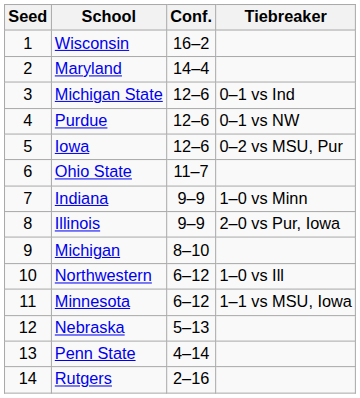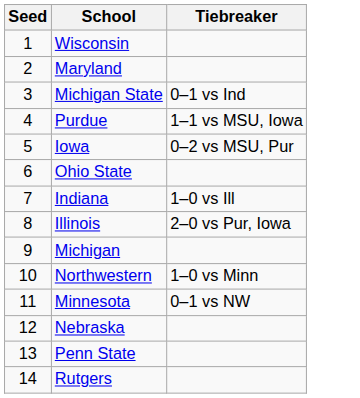- column: (191, 17)
(259, 120) 0–1 vs NW -> (237, 120) 1–1 vs MSU, Iowa
(264, 198) 1–0 vs Minn -> (202, 198) 1–0 vs Ill
(252, 276) 1–0 vs Ill -> (214, 276) 1–0 vs Minn
(286, 302) 1–1 vs MSU, Iowa -> (210, 302) 0–1 vs NW
